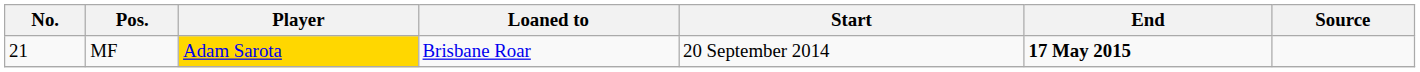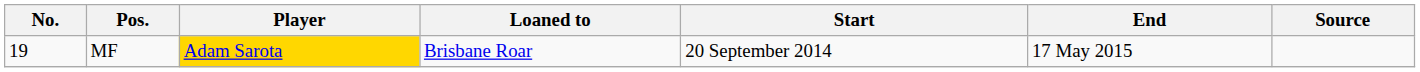(18, 51) 21 -> (18, 51) 19
(1080, 51) bold -> (1082, 51) normal
